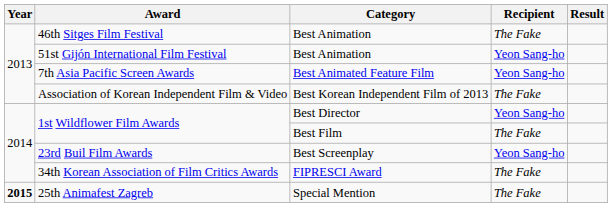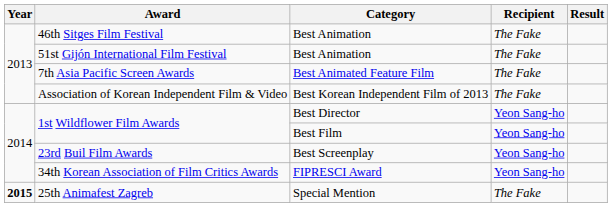(529, 53) Yeon Sang-ho -> (517, 53) The Fake
(529, 73) Yeon Sang-ho -> (517, 73) The Fake
(517, 133) The Fake -> (529, 133) Yeon Sang-ho
(517, 172) The Fake -> (529, 172) Yeon Sang-ho
